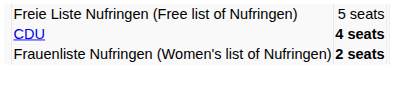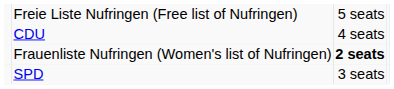(360, 34) bold -> (361, 34) normal
+ row: (28, 74)
